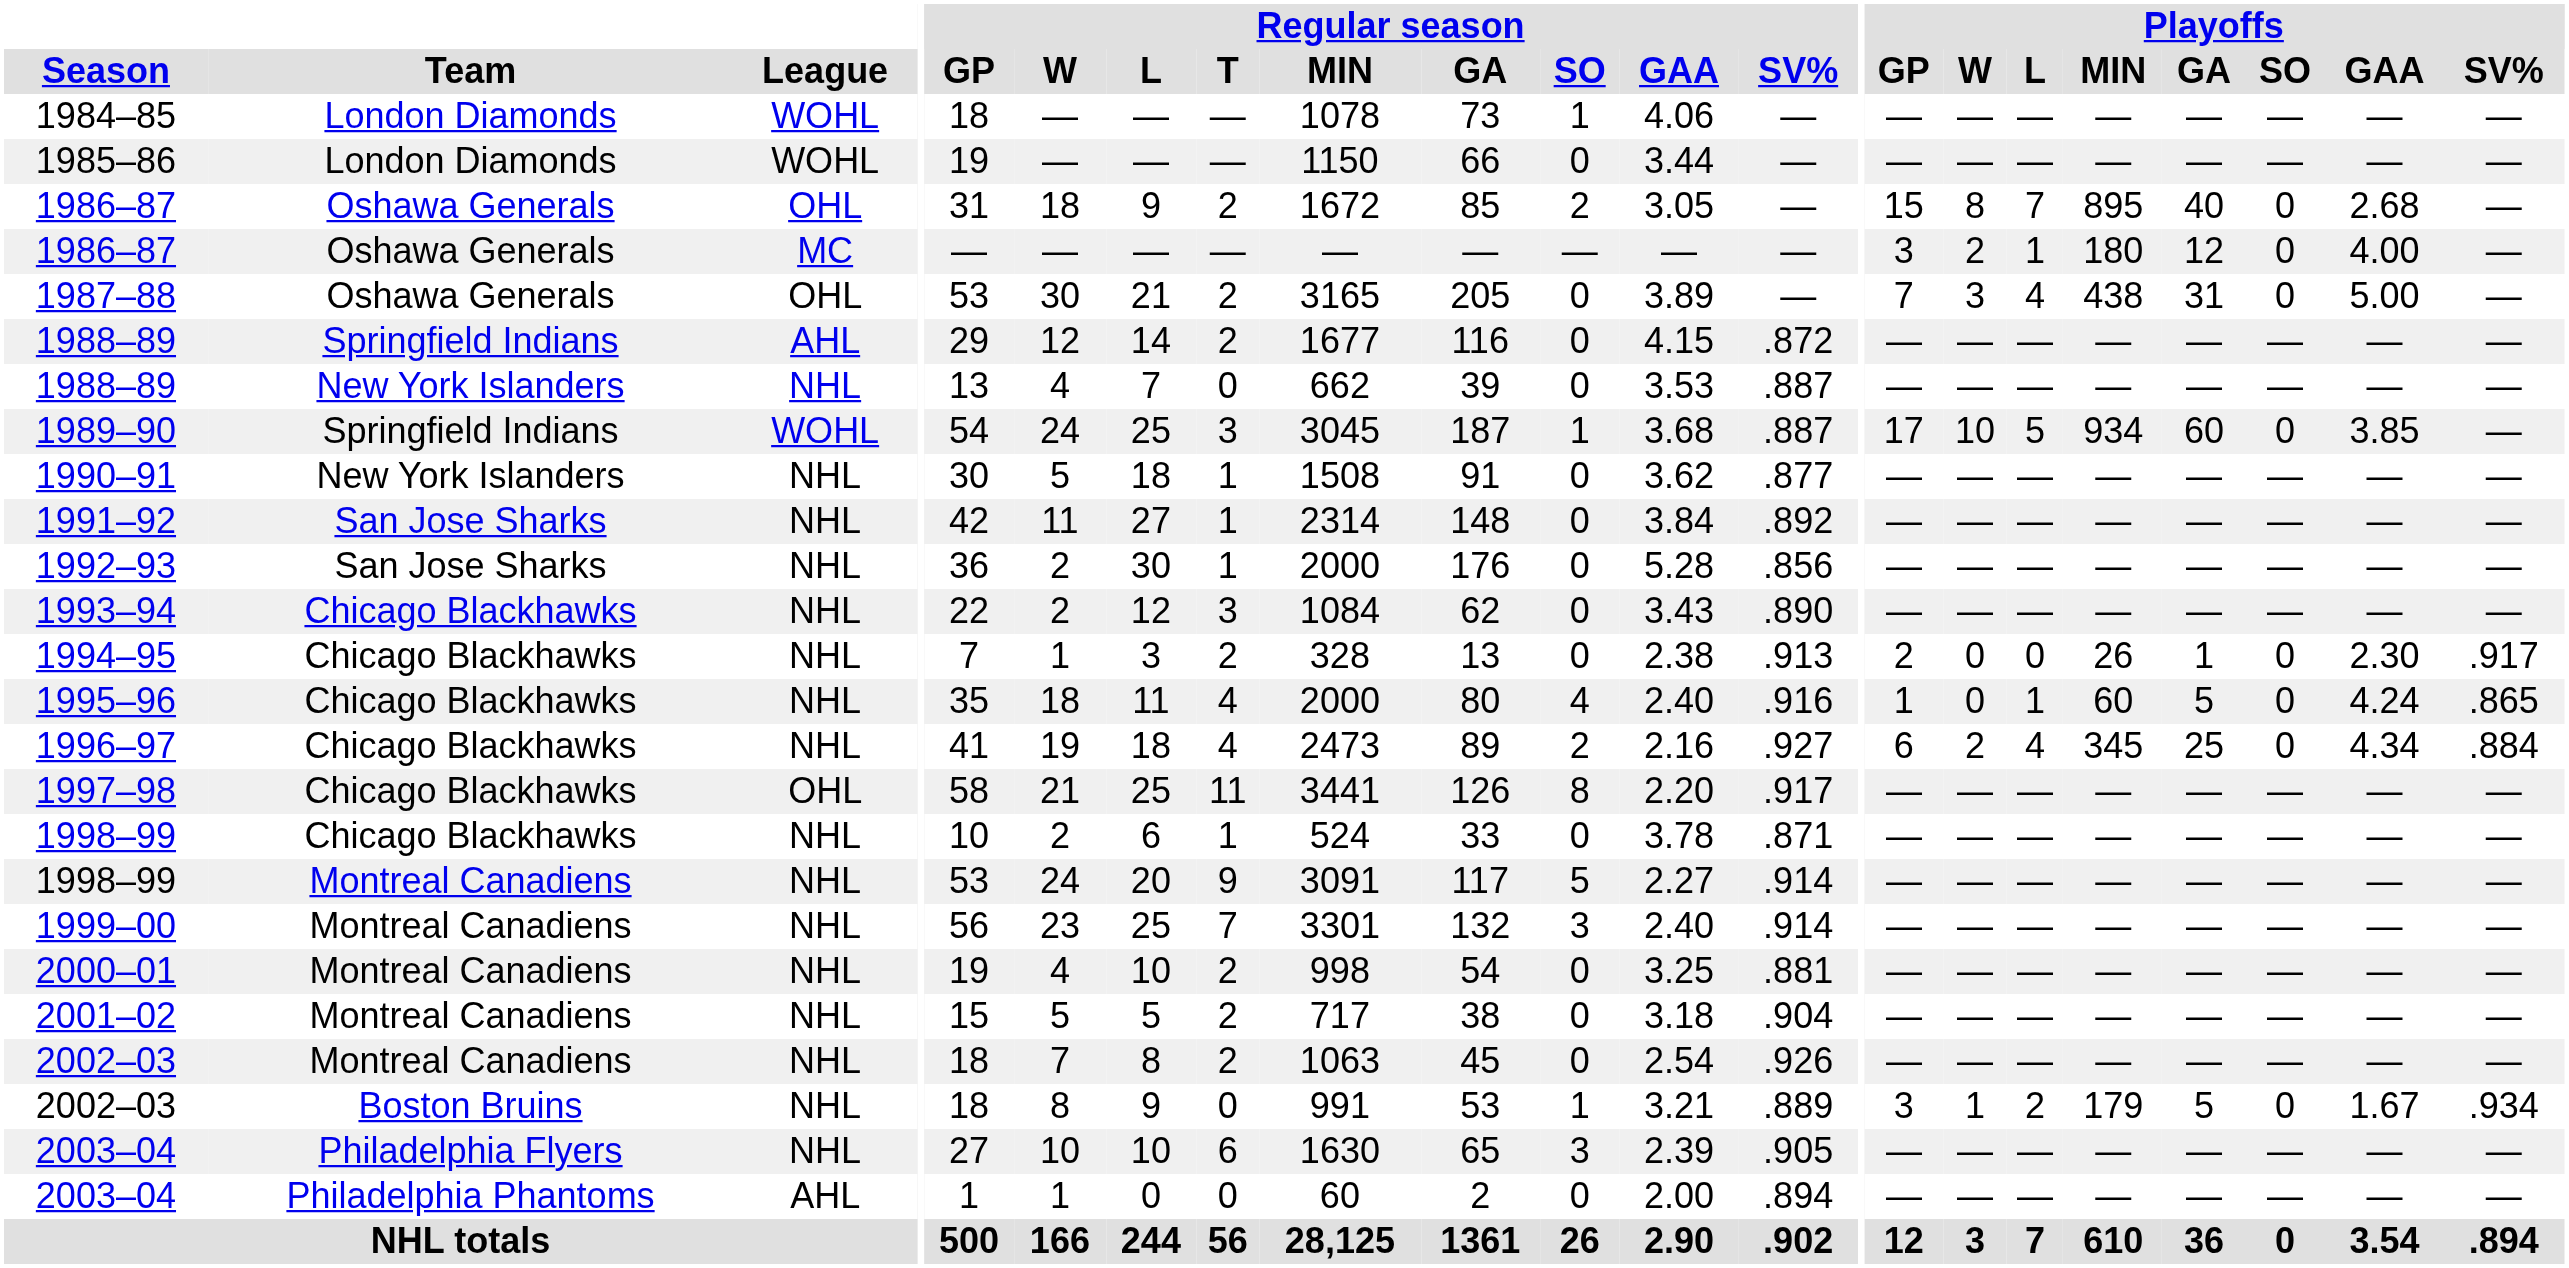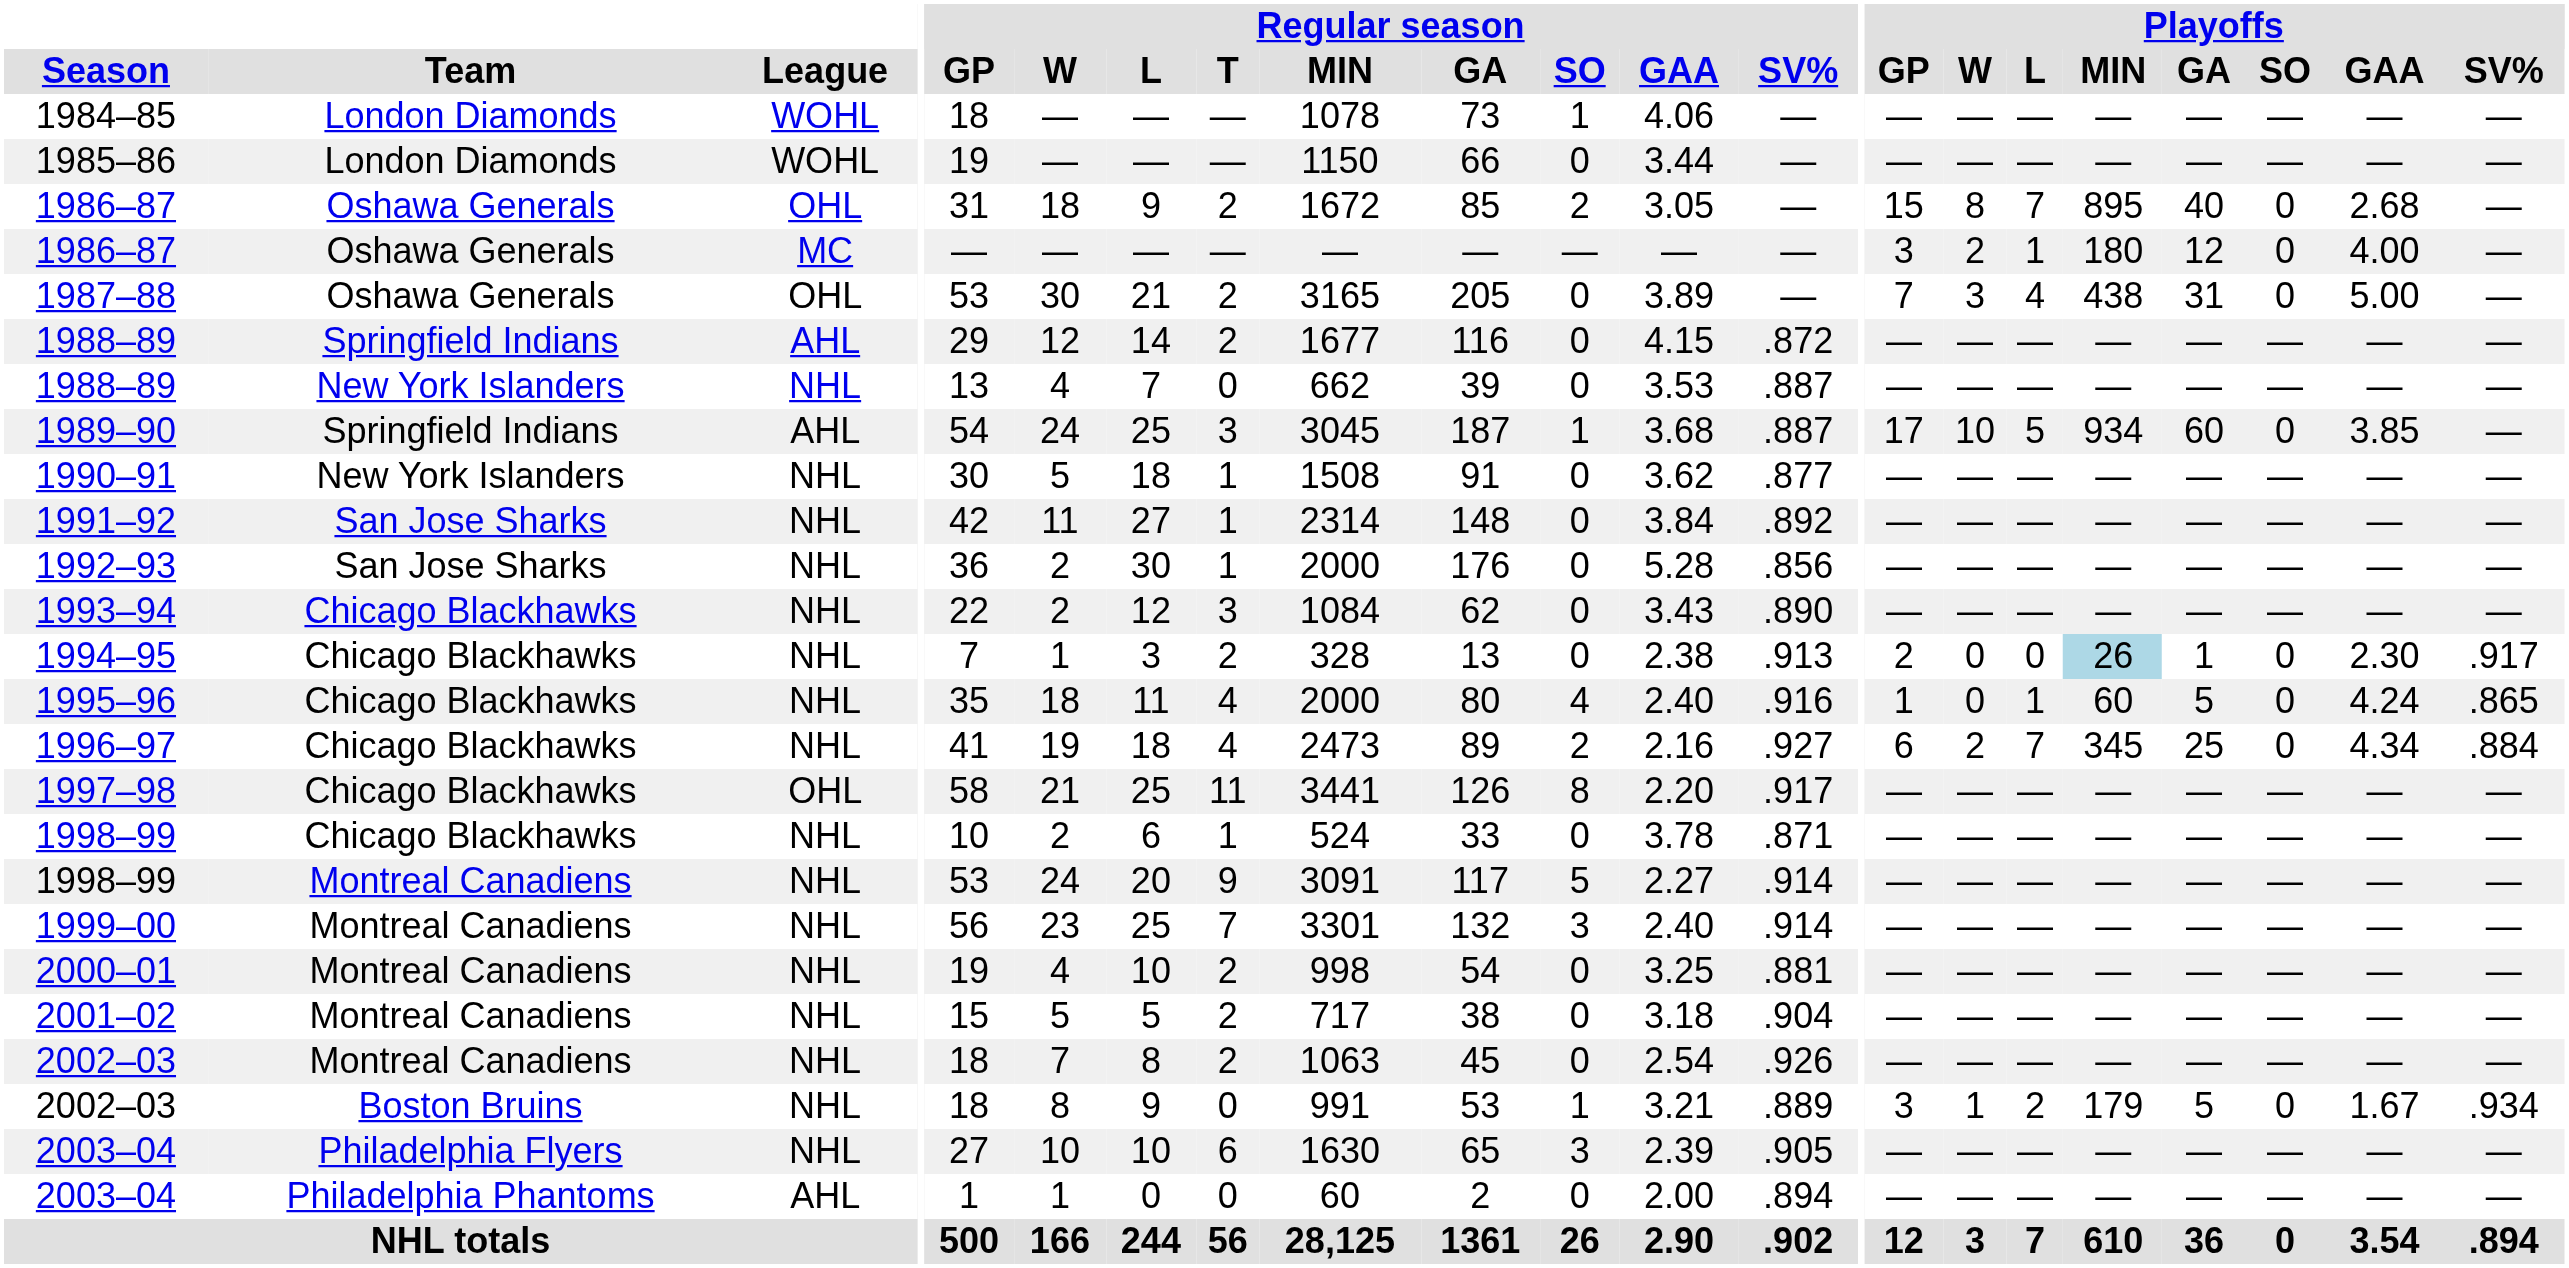(825, 430) WOHL -> (825, 430) AHL
(2113, 655) no background -> (2113, 655) lightblue background
(2035, 745) 4 -> (2035, 745) 7
